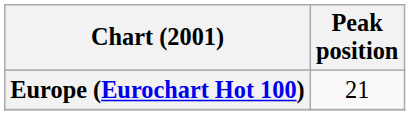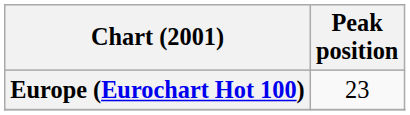(357, 89) 21 -> (357, 89) 23
